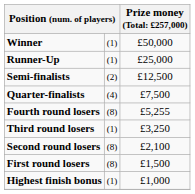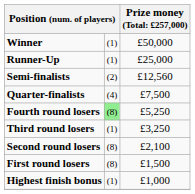(155, 77) £12,500 -> (155, 77) £12,560
(112, 112) no background -> (112, 112) lightgreen background
(155, 111) £5,255 -> (155, 111) £5,250
